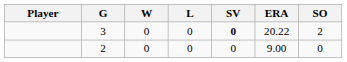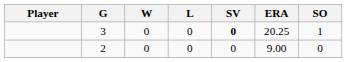(277, 31) 20.22 -> (277, 31) 20.25
(320, 31) 2 -> (320, 31) 1
